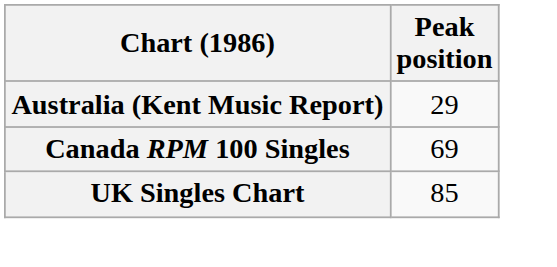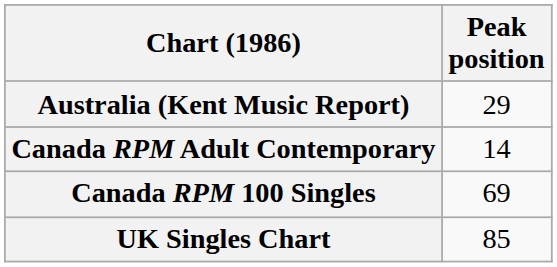+ row: (223, 148)
